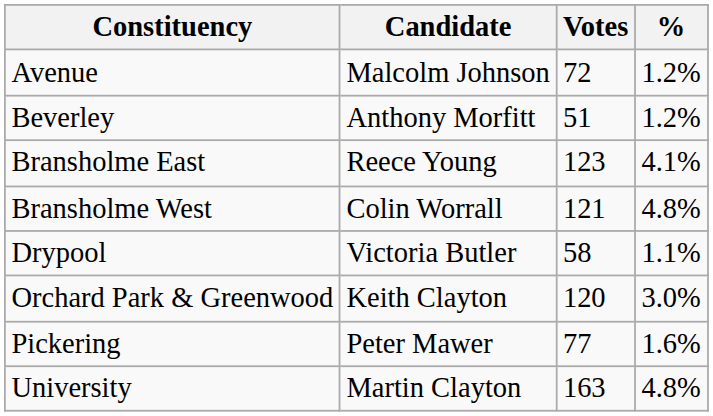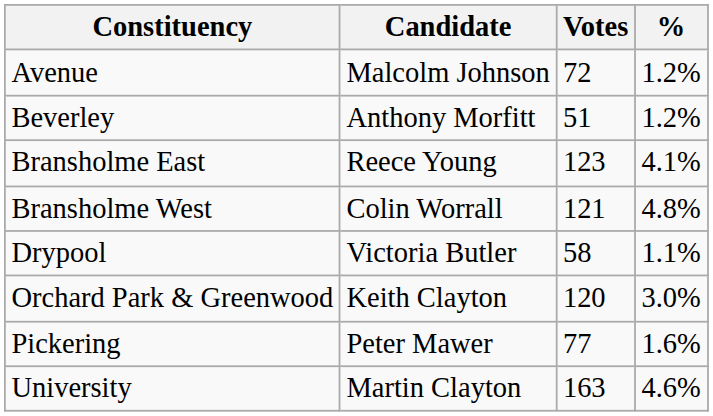(671, 388) 4.8% -> (671, 388) 4.6%
